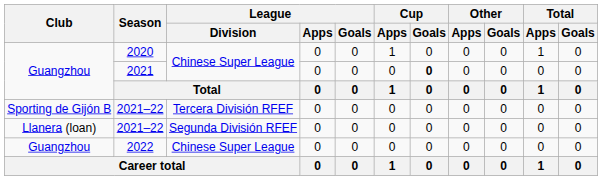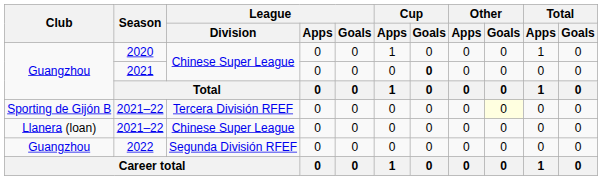(504, 109) no background -> (504, 109) lightyellow background
(233, 128) Segunda División RFEF -> (233, 128) Chinese Super League
(233, 147) Chinese Super League -> (233, 147) Segunda División RFEF
